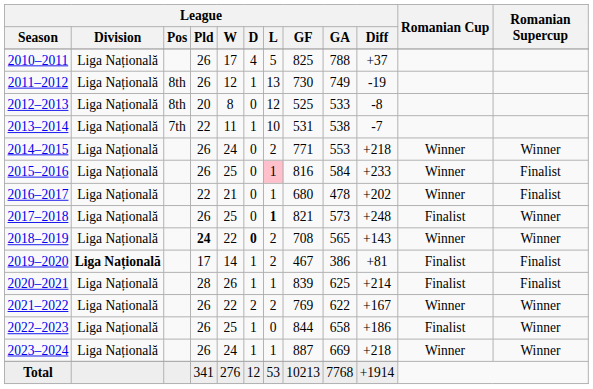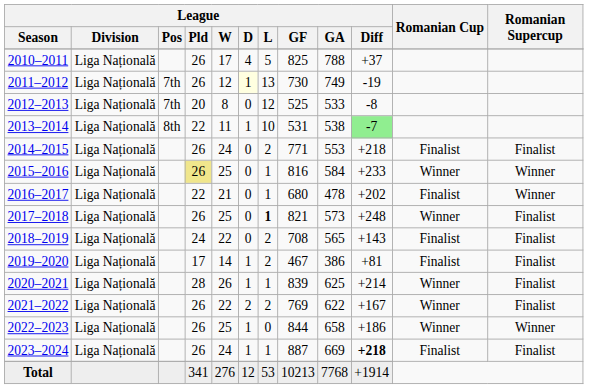(177, 82) 8th -> (172, 82) 7th
(253, 82) no background -> (248, 82) lightyellow background
(177, 105) 8th -> (172, 105) 7th
(177, 127) 7th -> (172, 127) 8th
(377, 127) no background -> (372, 127) lightgreen background
(445, 149) Winner -> (440, 149) Finalist
(540, 149) Winner -> (535, 149) Finalist
(204, 171) no background -> (198, 171) khaki background
(273, 171) pink background -> (268, 171) no background
(540, 171) Finalist -> (535, 171) Winner
(445, 194) Winner -> (440, 194) Finalist
(540, 194) Finalist -> (535, 194) Winner
(445, 216) Finalist -> (440, 216) Winner
(540, 216) Winner -> (535, 216) Finalist
(204, 238) bold -> (198, 238) normal
(253, 238) bold -> (248, 238) normal
(445, 238) Winner -> (440, 238) Finalist
(540, 238) Winner -> (535, 238) Finalist
(118, 261) bold -> (115, 261) normal
(445, 283) Finalist -> (440, 283) Winner
(540, 305) Winner -> (535, 305) Finalist
(445, 328) Finalist -> (440, 328) Winner
(377, 350) normal -> (372, 350) bold
(445, 350) Winner -> (440, 350) Finalist
(540, 350) Winner -> (535, 350) Finalist
